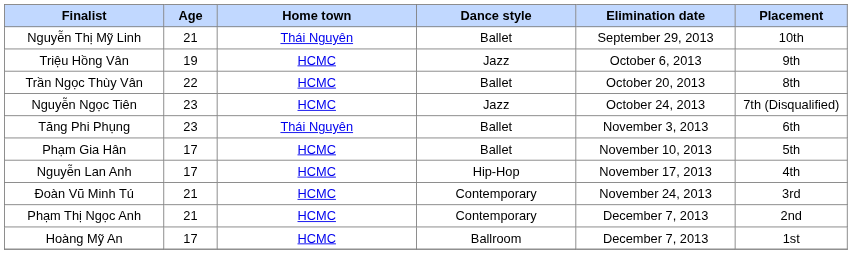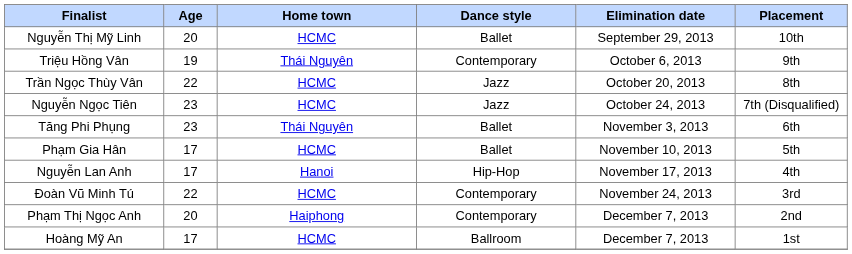(190, 38) 21 -> (190, 38) 20
(317, 38) Thái Nguyên -> (317, 38) HCMC
(317, 60) HCMC -> (317, 60) Thái Nguyên
(496, 60) Jazz -> (496, 60) Contemporary
(496, 82) Ballet -> (496, 82) Jazz
(317, 171) HCMC -> (317, 171) Hanoi
(190, 194) 21 -> (190, 194) 22
(190, 216) 21 -> (190, 216) 20
(317, 216) HCMC -> (317, 216) Haiphong
